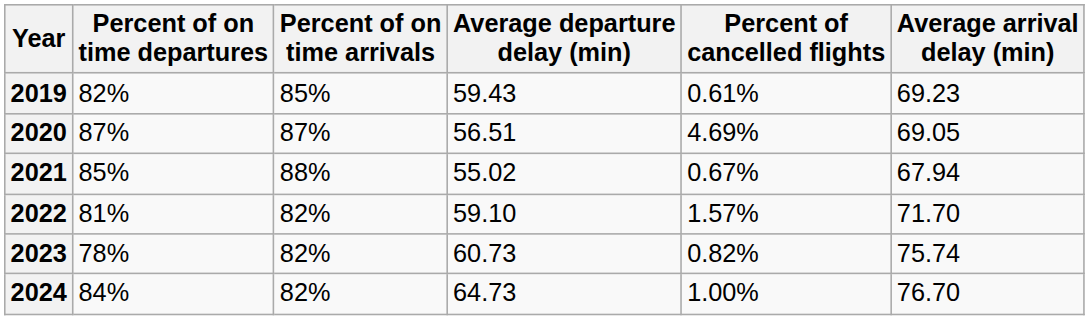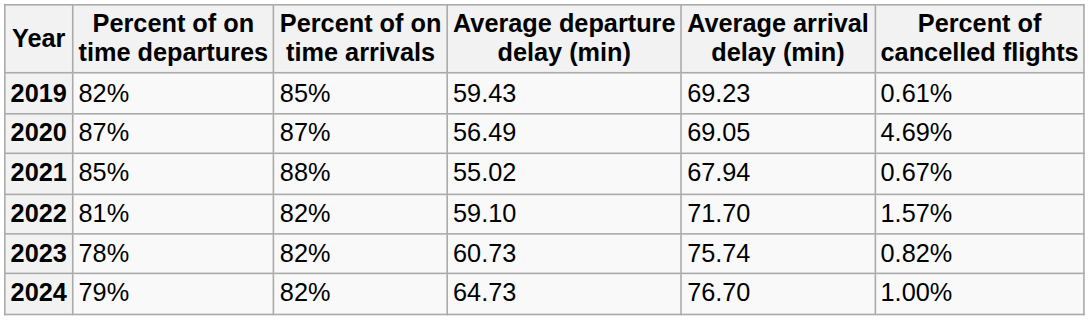columns swapped: (988, 38) <-> (786, 38)
(485, 133) 56.51 -> (485, 133) 56.49
(104, 293) 84% -> (104, 293) 79%
